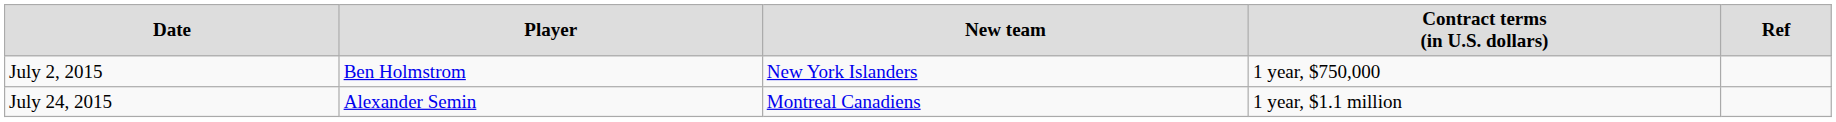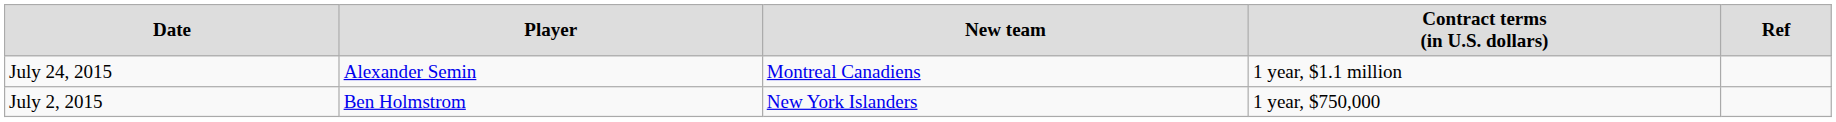rows swapped: (56, 71) <-> (61, 101)
